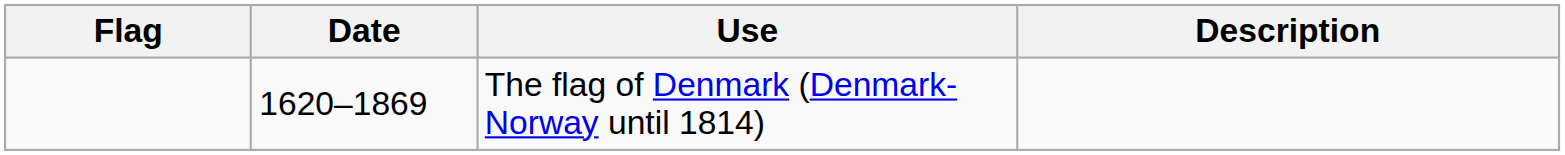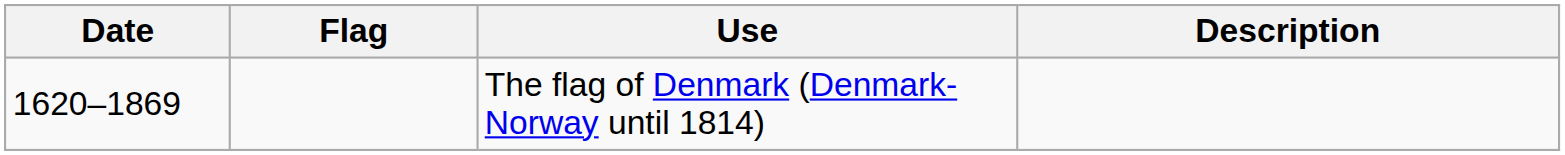columns swapped: (128, 31) <-> (364, 31)
